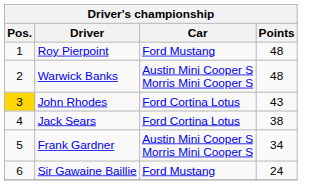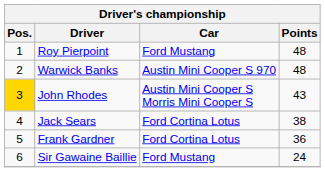(198, 77) Austin Mini Cooper S Morris Mini Cooper S -> (209, 70) Austin Mini Cooper S 970
(191, 102) Ford Cortina Lotus -> (198, 95) Austin Mini Cooper S Morris Mini Cooper S
(198, 146) Austin Mini Cooper S Morris Mini Cooper S -> (191, 139) Ford Cortina Lotus
(277, 146) 34 -> (300, 139) 36
